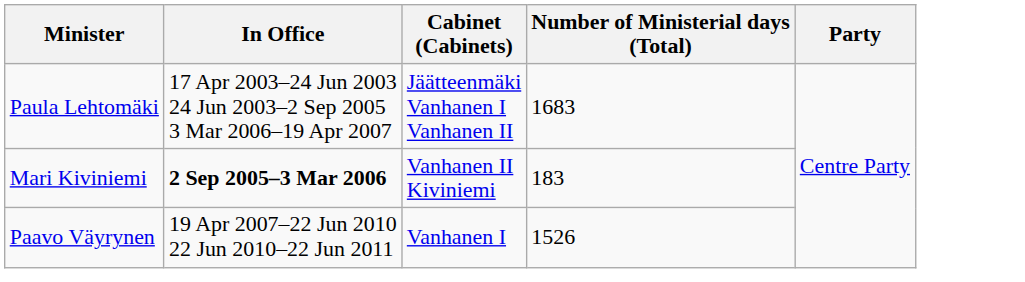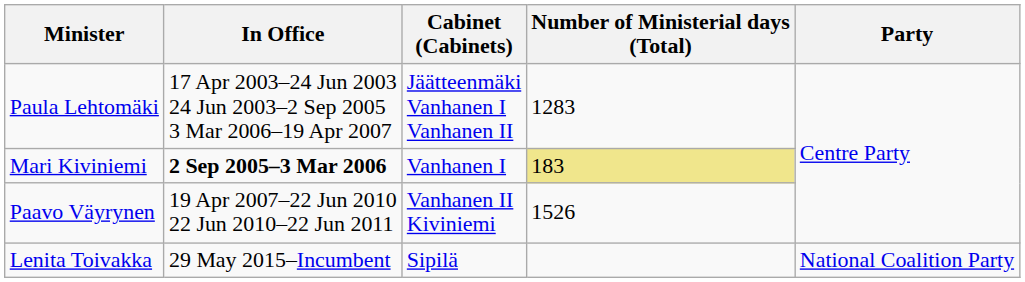(553, 105) 1683 -> (553, 105) 1283
(460, 177) Vanhanen II Kiviniemi -> (456, 165) Vanhanen I
(548, 177) no background -> (548, 165) khaki background
(456, 237) Vanhanen I -> (460, 212) Vanhanen II Kiviniemi
+ row: (81, 259)
